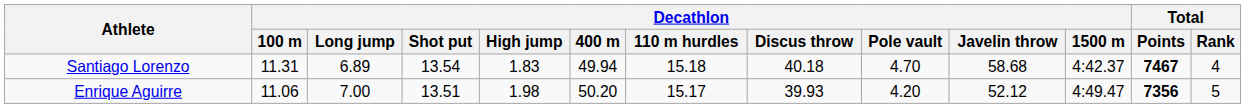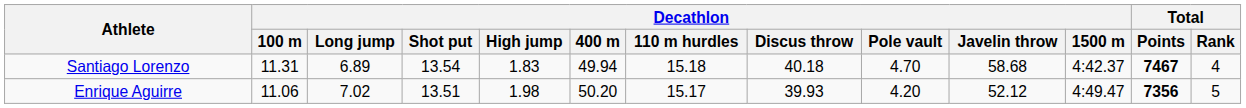(355, 91) 7.00 -> (355, 91) 7.02
